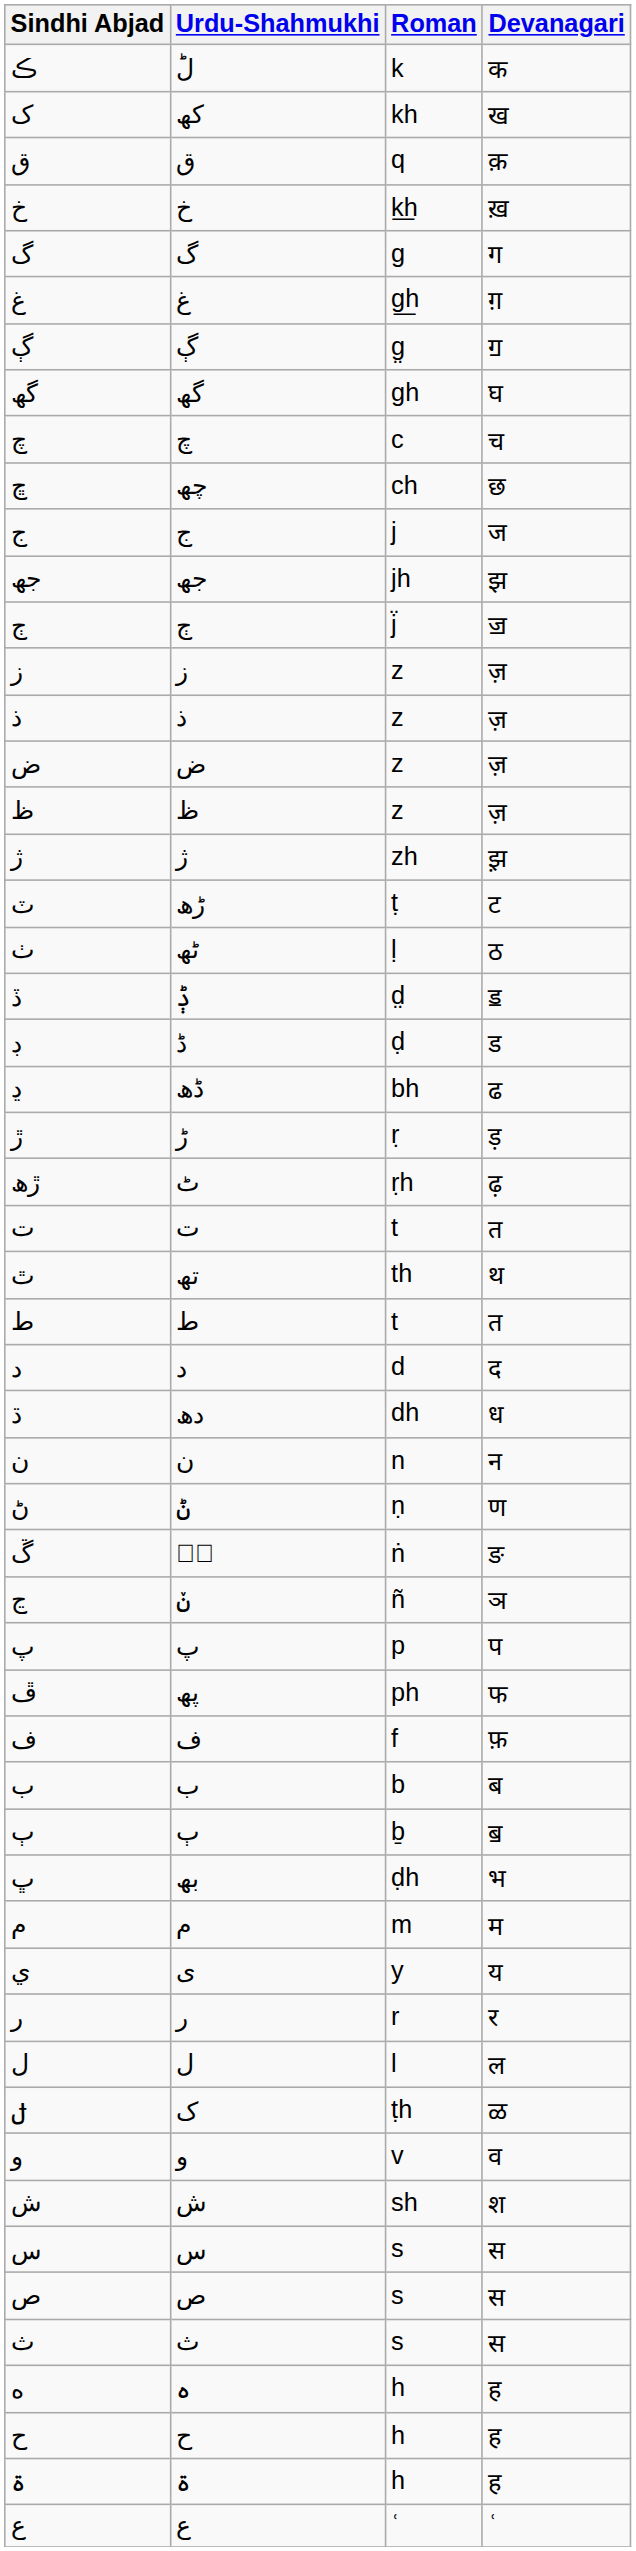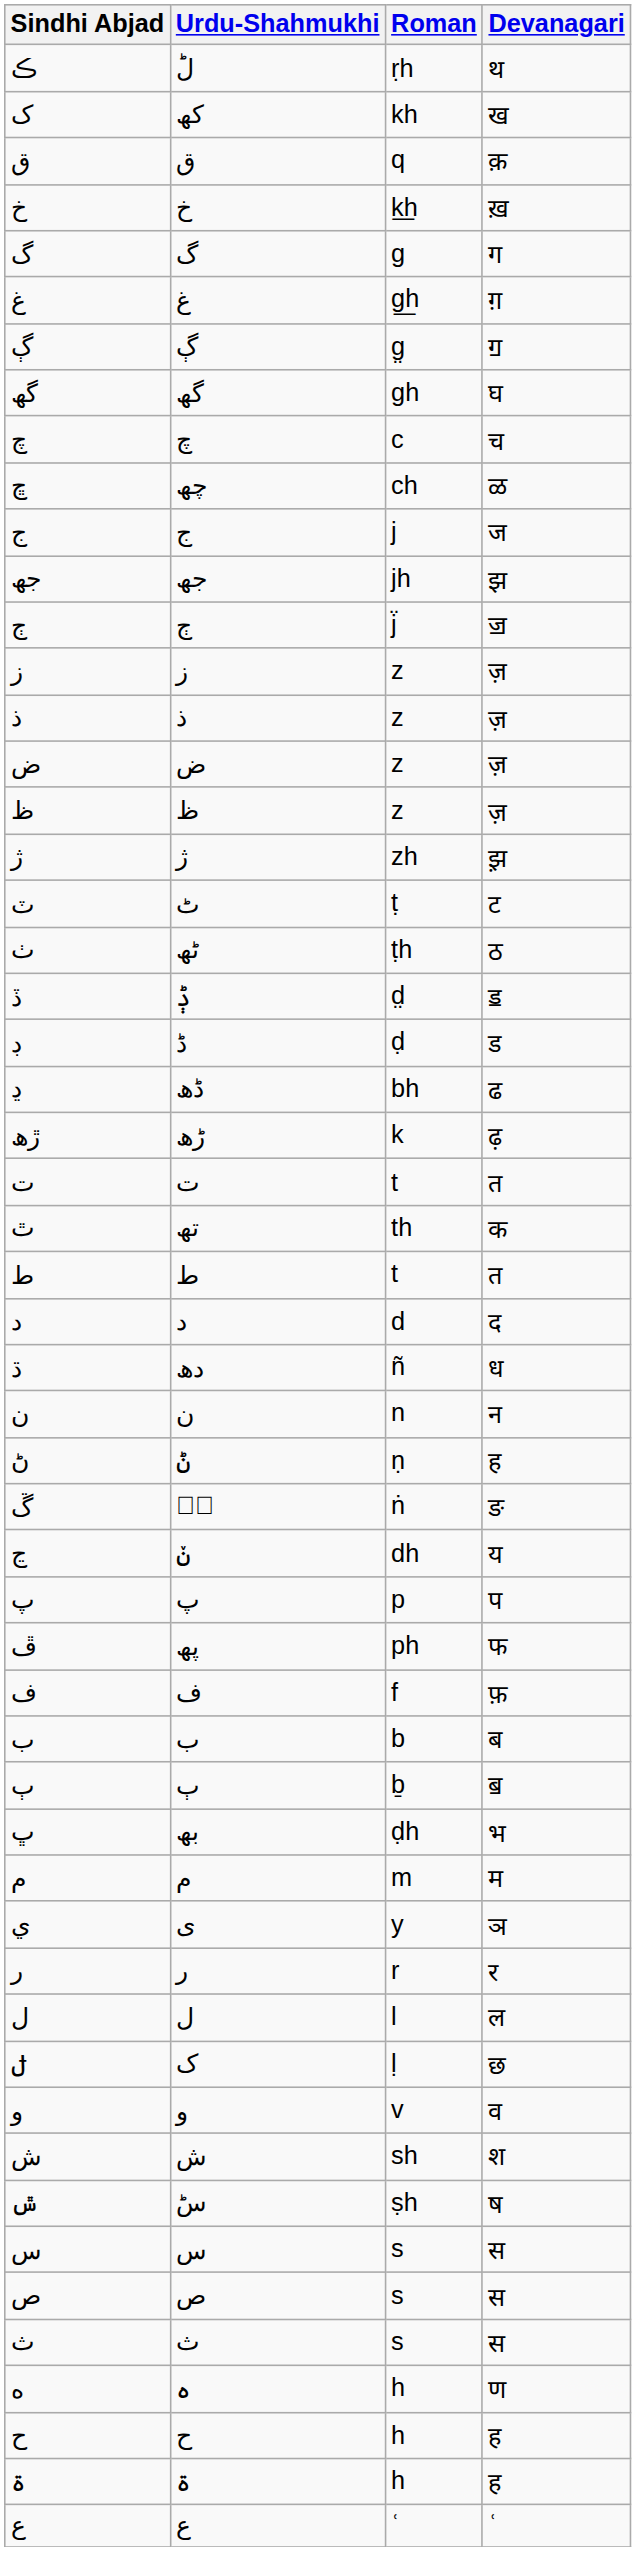(397, 67) k -> (402, 67) ṛh
(498, 69) क -> (496, 69) थ
(497, 487) छ -> (498, 487) ळ
(191, 904) ڑھ -> (188, 904) ٹ
(394, 949) ḷ -> (402, 949) ṭh
- row: (17, 1136)
(188, 1182) ٹ -> (191, 1136) ڑھ
(402, 1181) ṛh -> (397, 1135) k
(496, 1276) थ -> (498, 1229) क
(405, 1413) dh -> (398, 1367) ñ
(498, 1508) ण -> (496, 1461) ह
(398, 1599) ñ -> (405, 1552) dh
(498, 1600) ञ -> (496, 1554) य
(496, 1972) य -> (498, 1925) ञ
(402, 2109) ṭh -> (394, 2063) ḷ
(498, 2111) ळ -> (497, 2065) छ
+ row: (25, 2203)
(496, 2390) ह -> (498, 2390) ण
